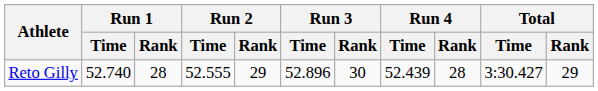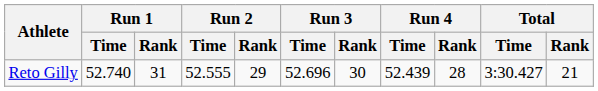(158, 73) 28 -> (158, 73) 31
(308, 73) 52.896 -> (308, 73) 52.696
(570, 73) 29 -> (570, 73) 21
